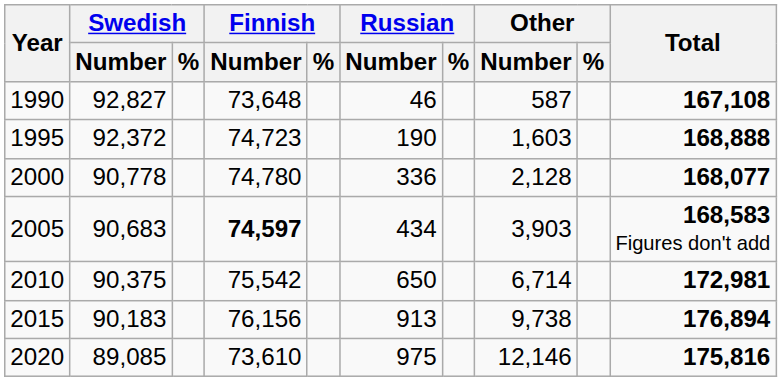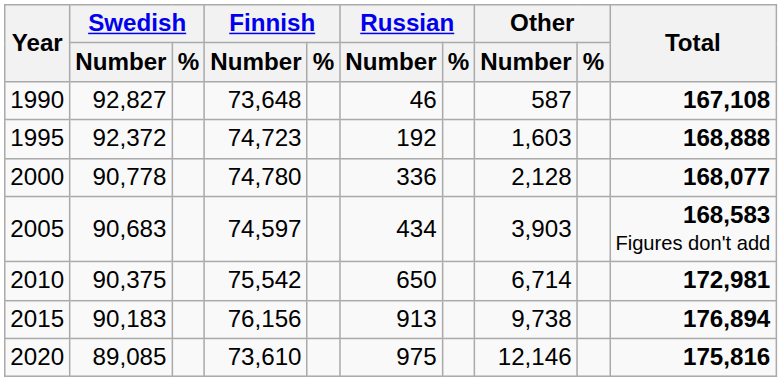(416, 138) 190 -> (416, 138) 192
(265, 228) bold -> (265, 228) normal
